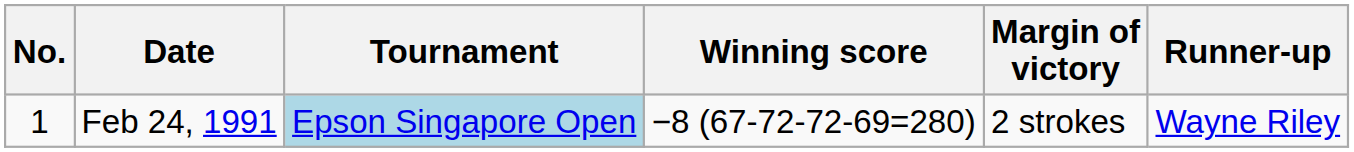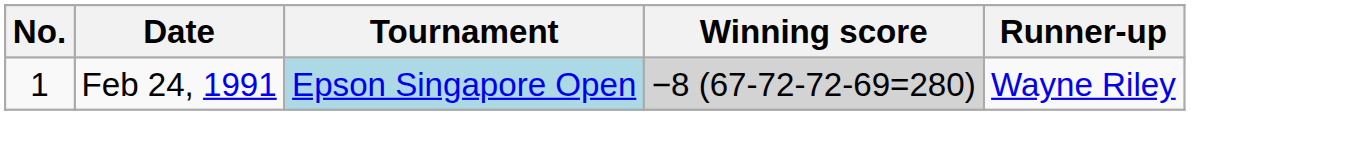- column: (1066, 50)
(814, 121) no background -> (814, 84) lightgrey background
